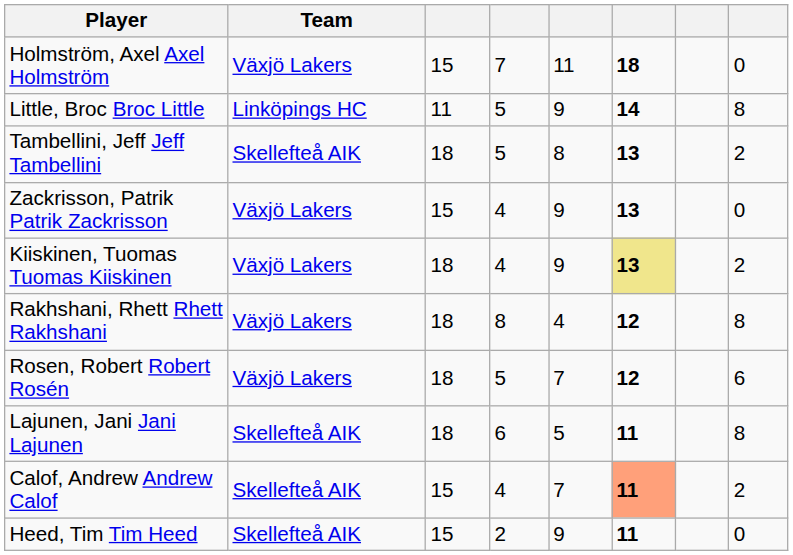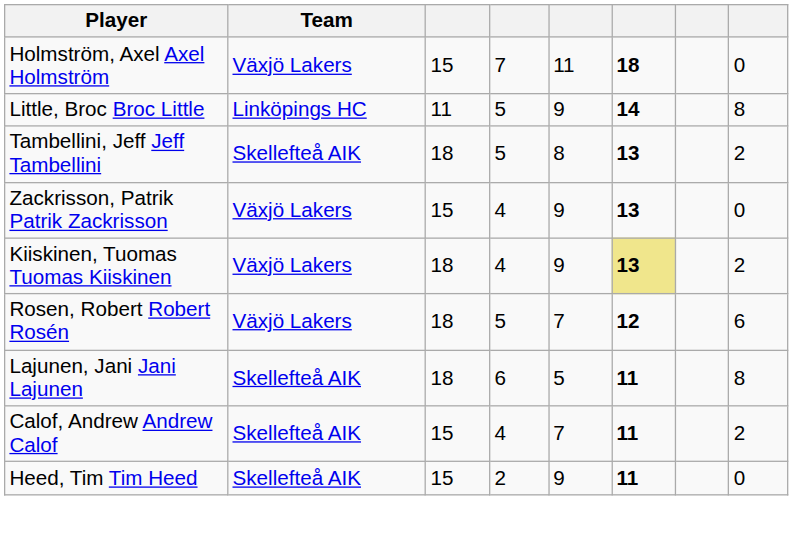- row: (116, 321)
(627, 489) lightsalmon background -> (627, 433) no background
